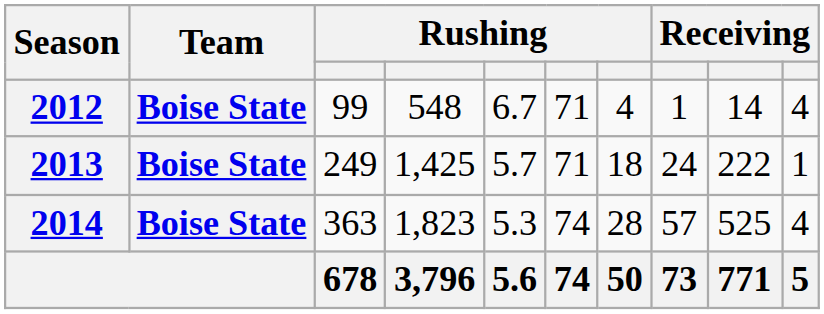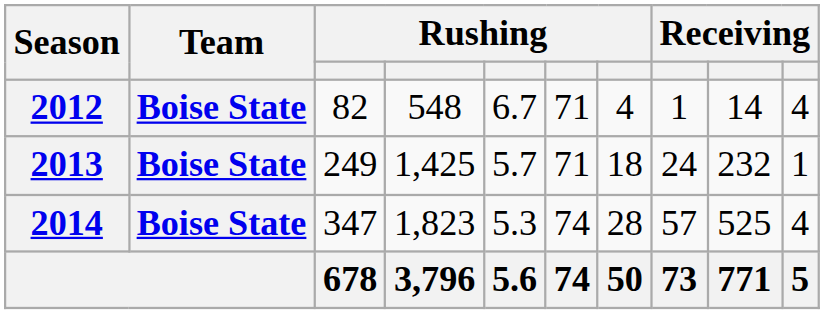(350, 107) 99 -> (350, 107) 82
(744, 164) 222 -> (744, 164) 232
(350, 221) 363 -> (350, 221) 347
